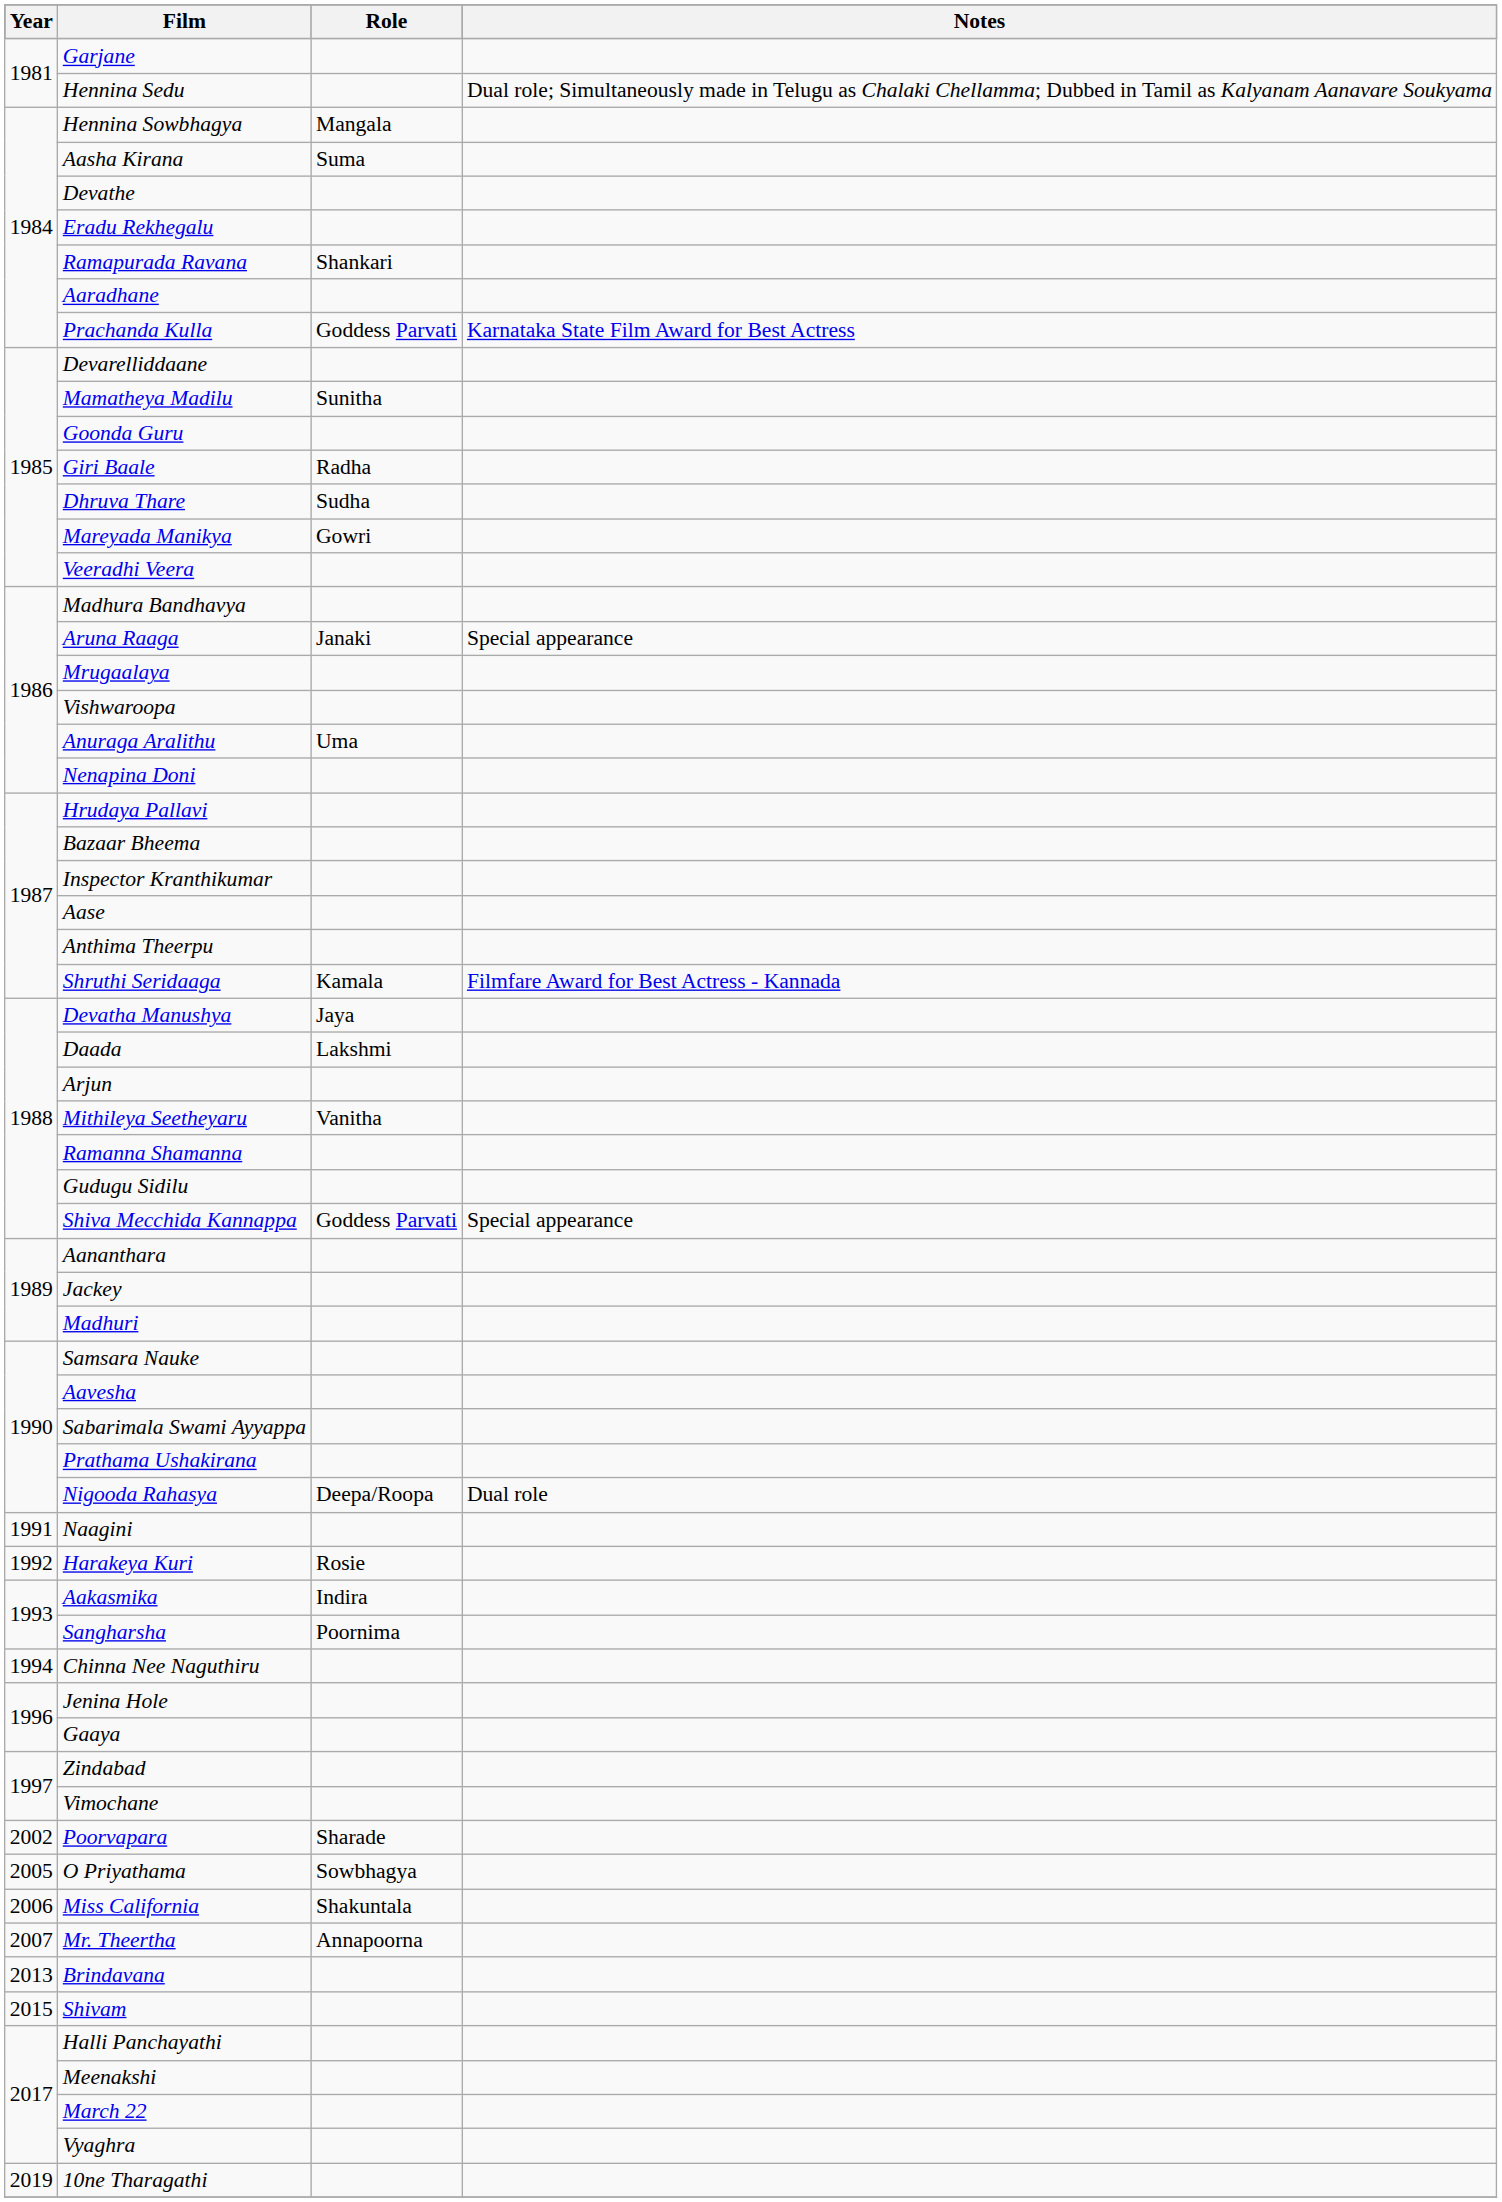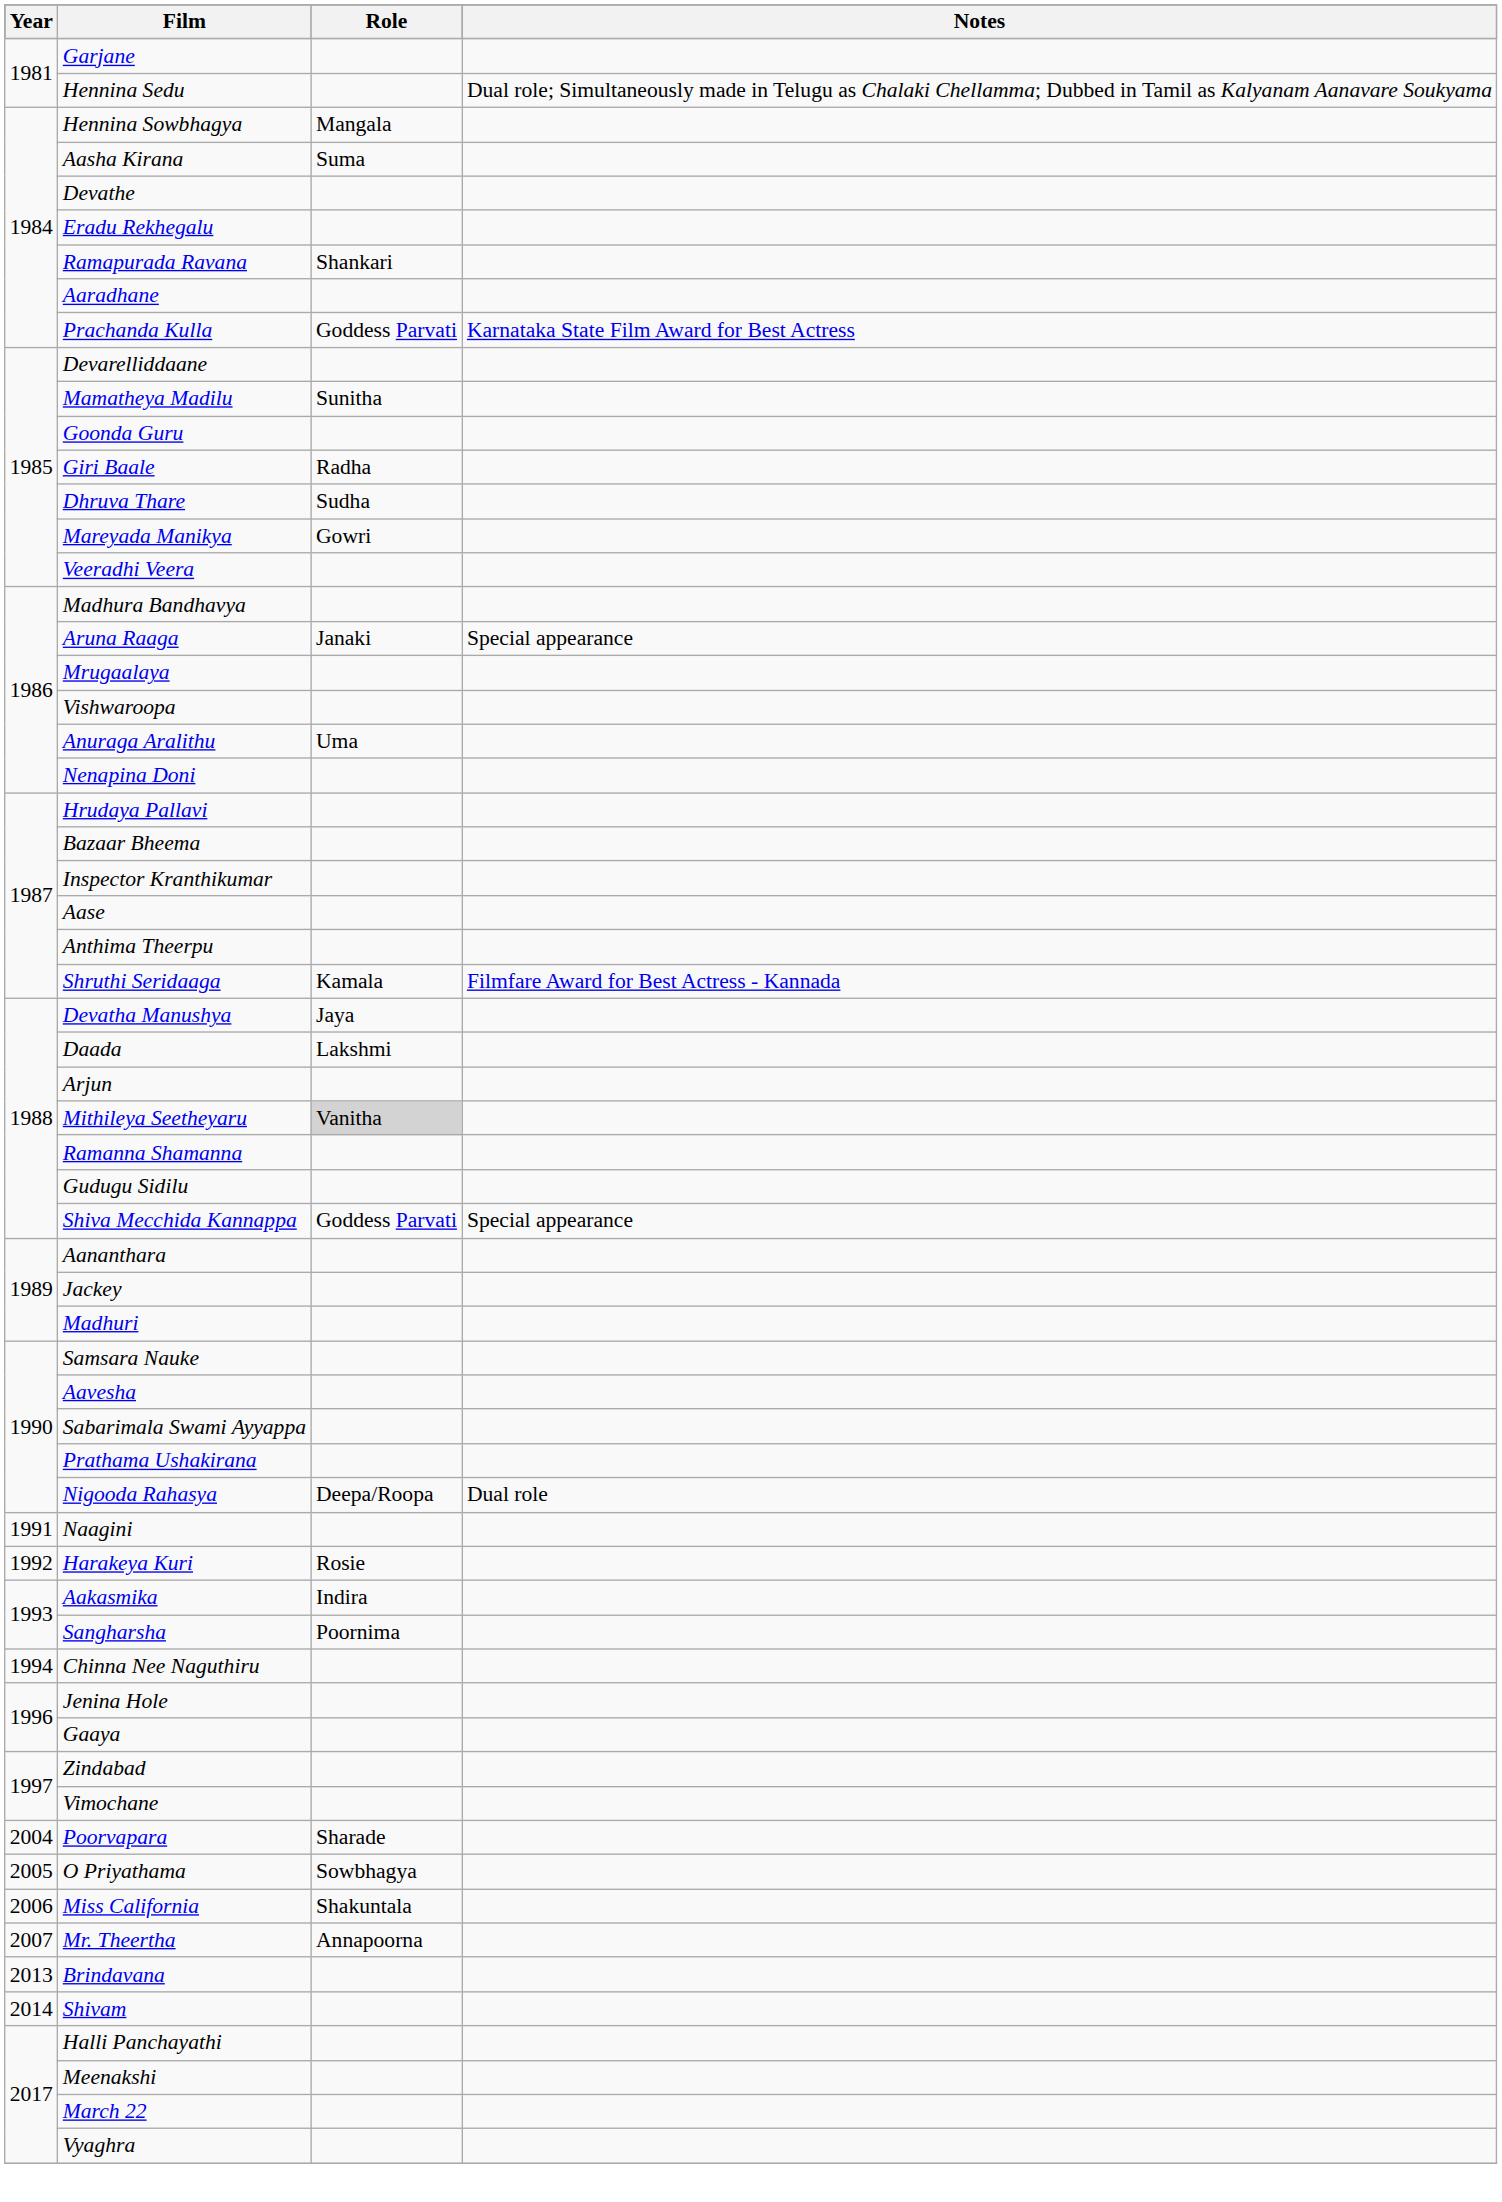(349, 1117) no background -> (349, 1117) lightgrey background
(31, 1837) 2002 -> (31, 1837) 2004
(31, 2008) 2015 -> (31, 2008) 2014
- row: (135, 2179)
